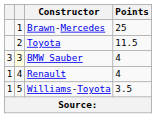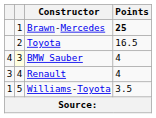(121, 28) normal -> (121, 28) bold
(126, 43) 11.5 -> (126, 43) 16.5
(9, 59) 3 -> (9, 59) 4
(9, 74) 1 -> (9, 74) 3
